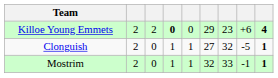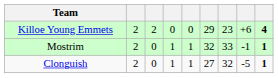(172, 30) bold -> (172, 30) normal
rows swapped: (65, 64) <-> (65, 47)
